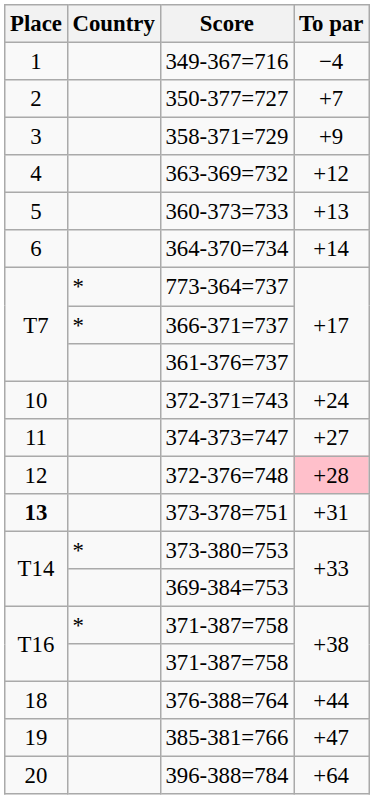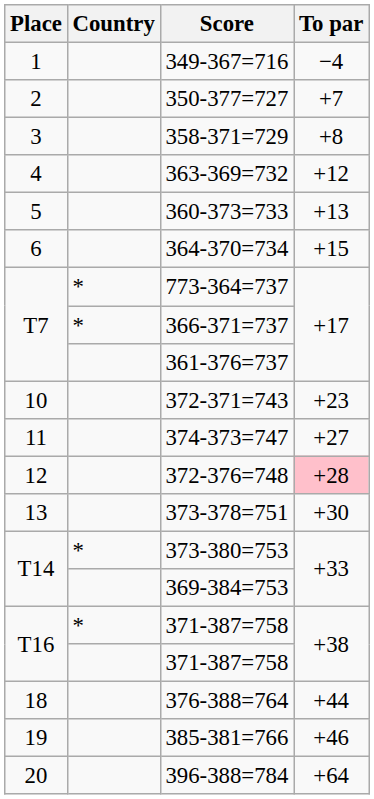(331, 136) +9 -> (331, 136) +8
(331, 249) +14 -> (331, 249) +15
(331, 399) +24 -> (331, 399) +23
(36, 512) bold -> (36, 512) normal
(331, 512) +31 -> (331, 512) +30
(331, 737) +47 -> (331, 737) +46
